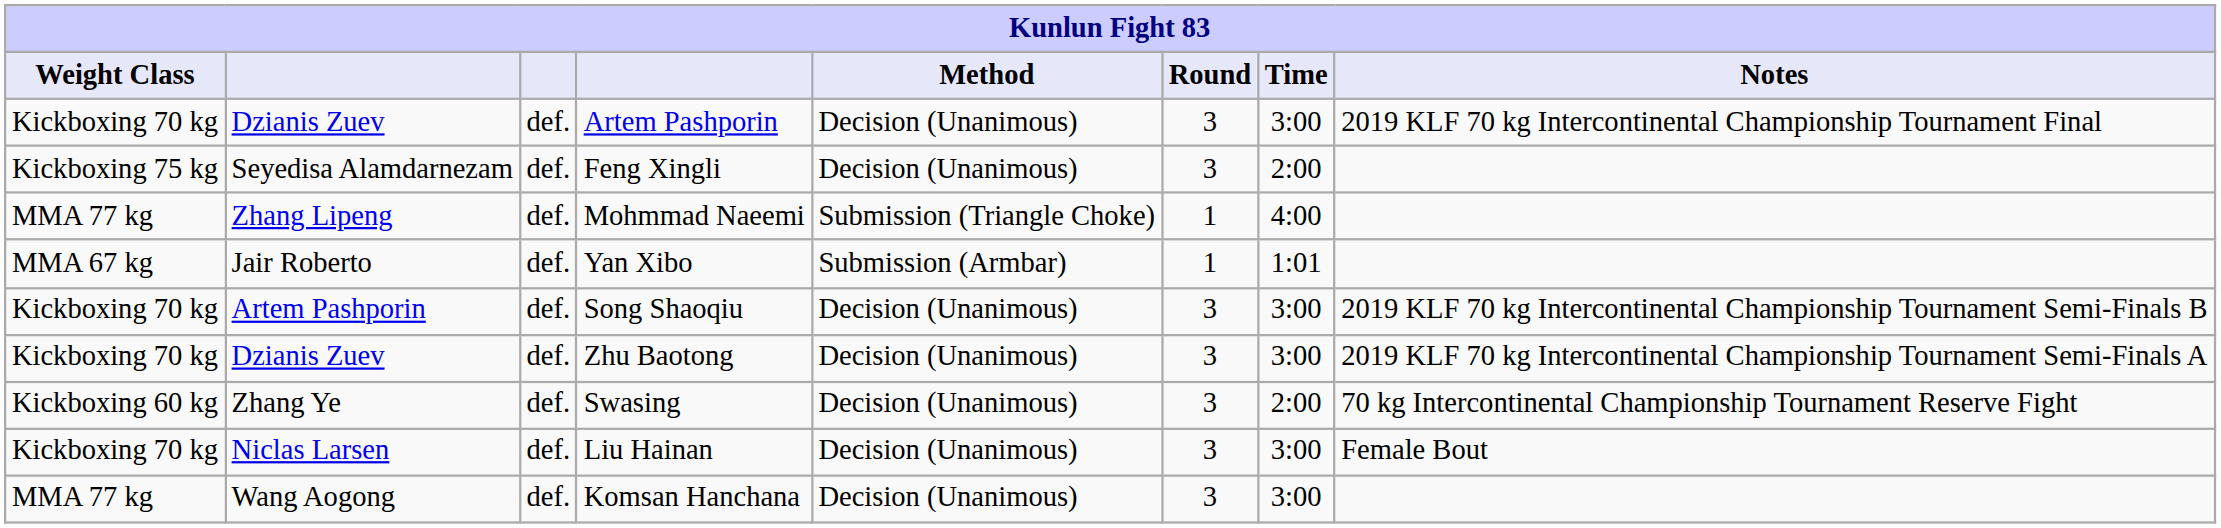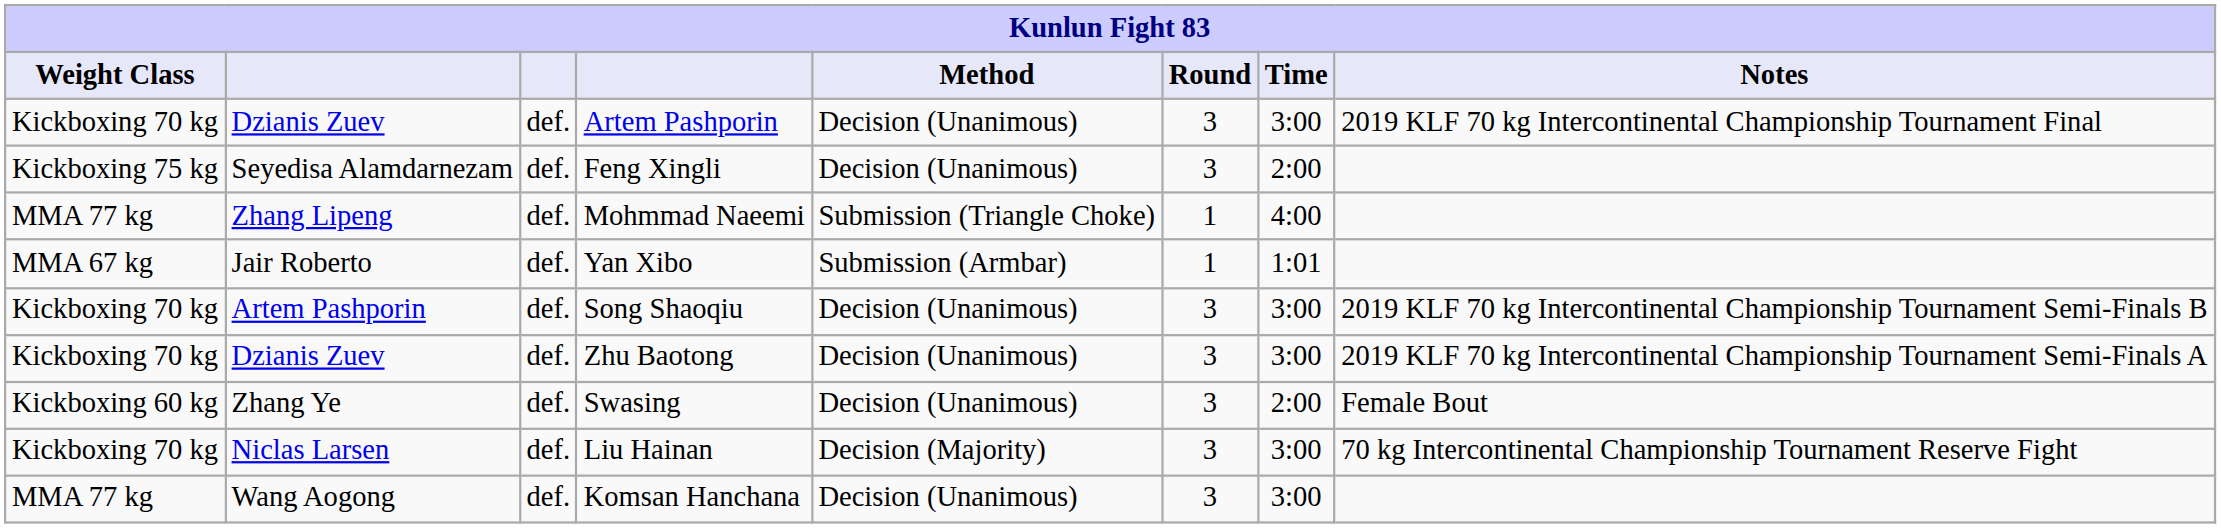(1709, 404) 70 kg Intercontinental Championship Tournament Reserve Fight -> (1415, 404) Female Bout
(948, 451) Decision (Unanimous) -> (932, 451) Decision (Majority)
(1415, 451) Female Bout -> (1709, 451) 70 kg Intercontinental Championship Tournament Reserve Fight
